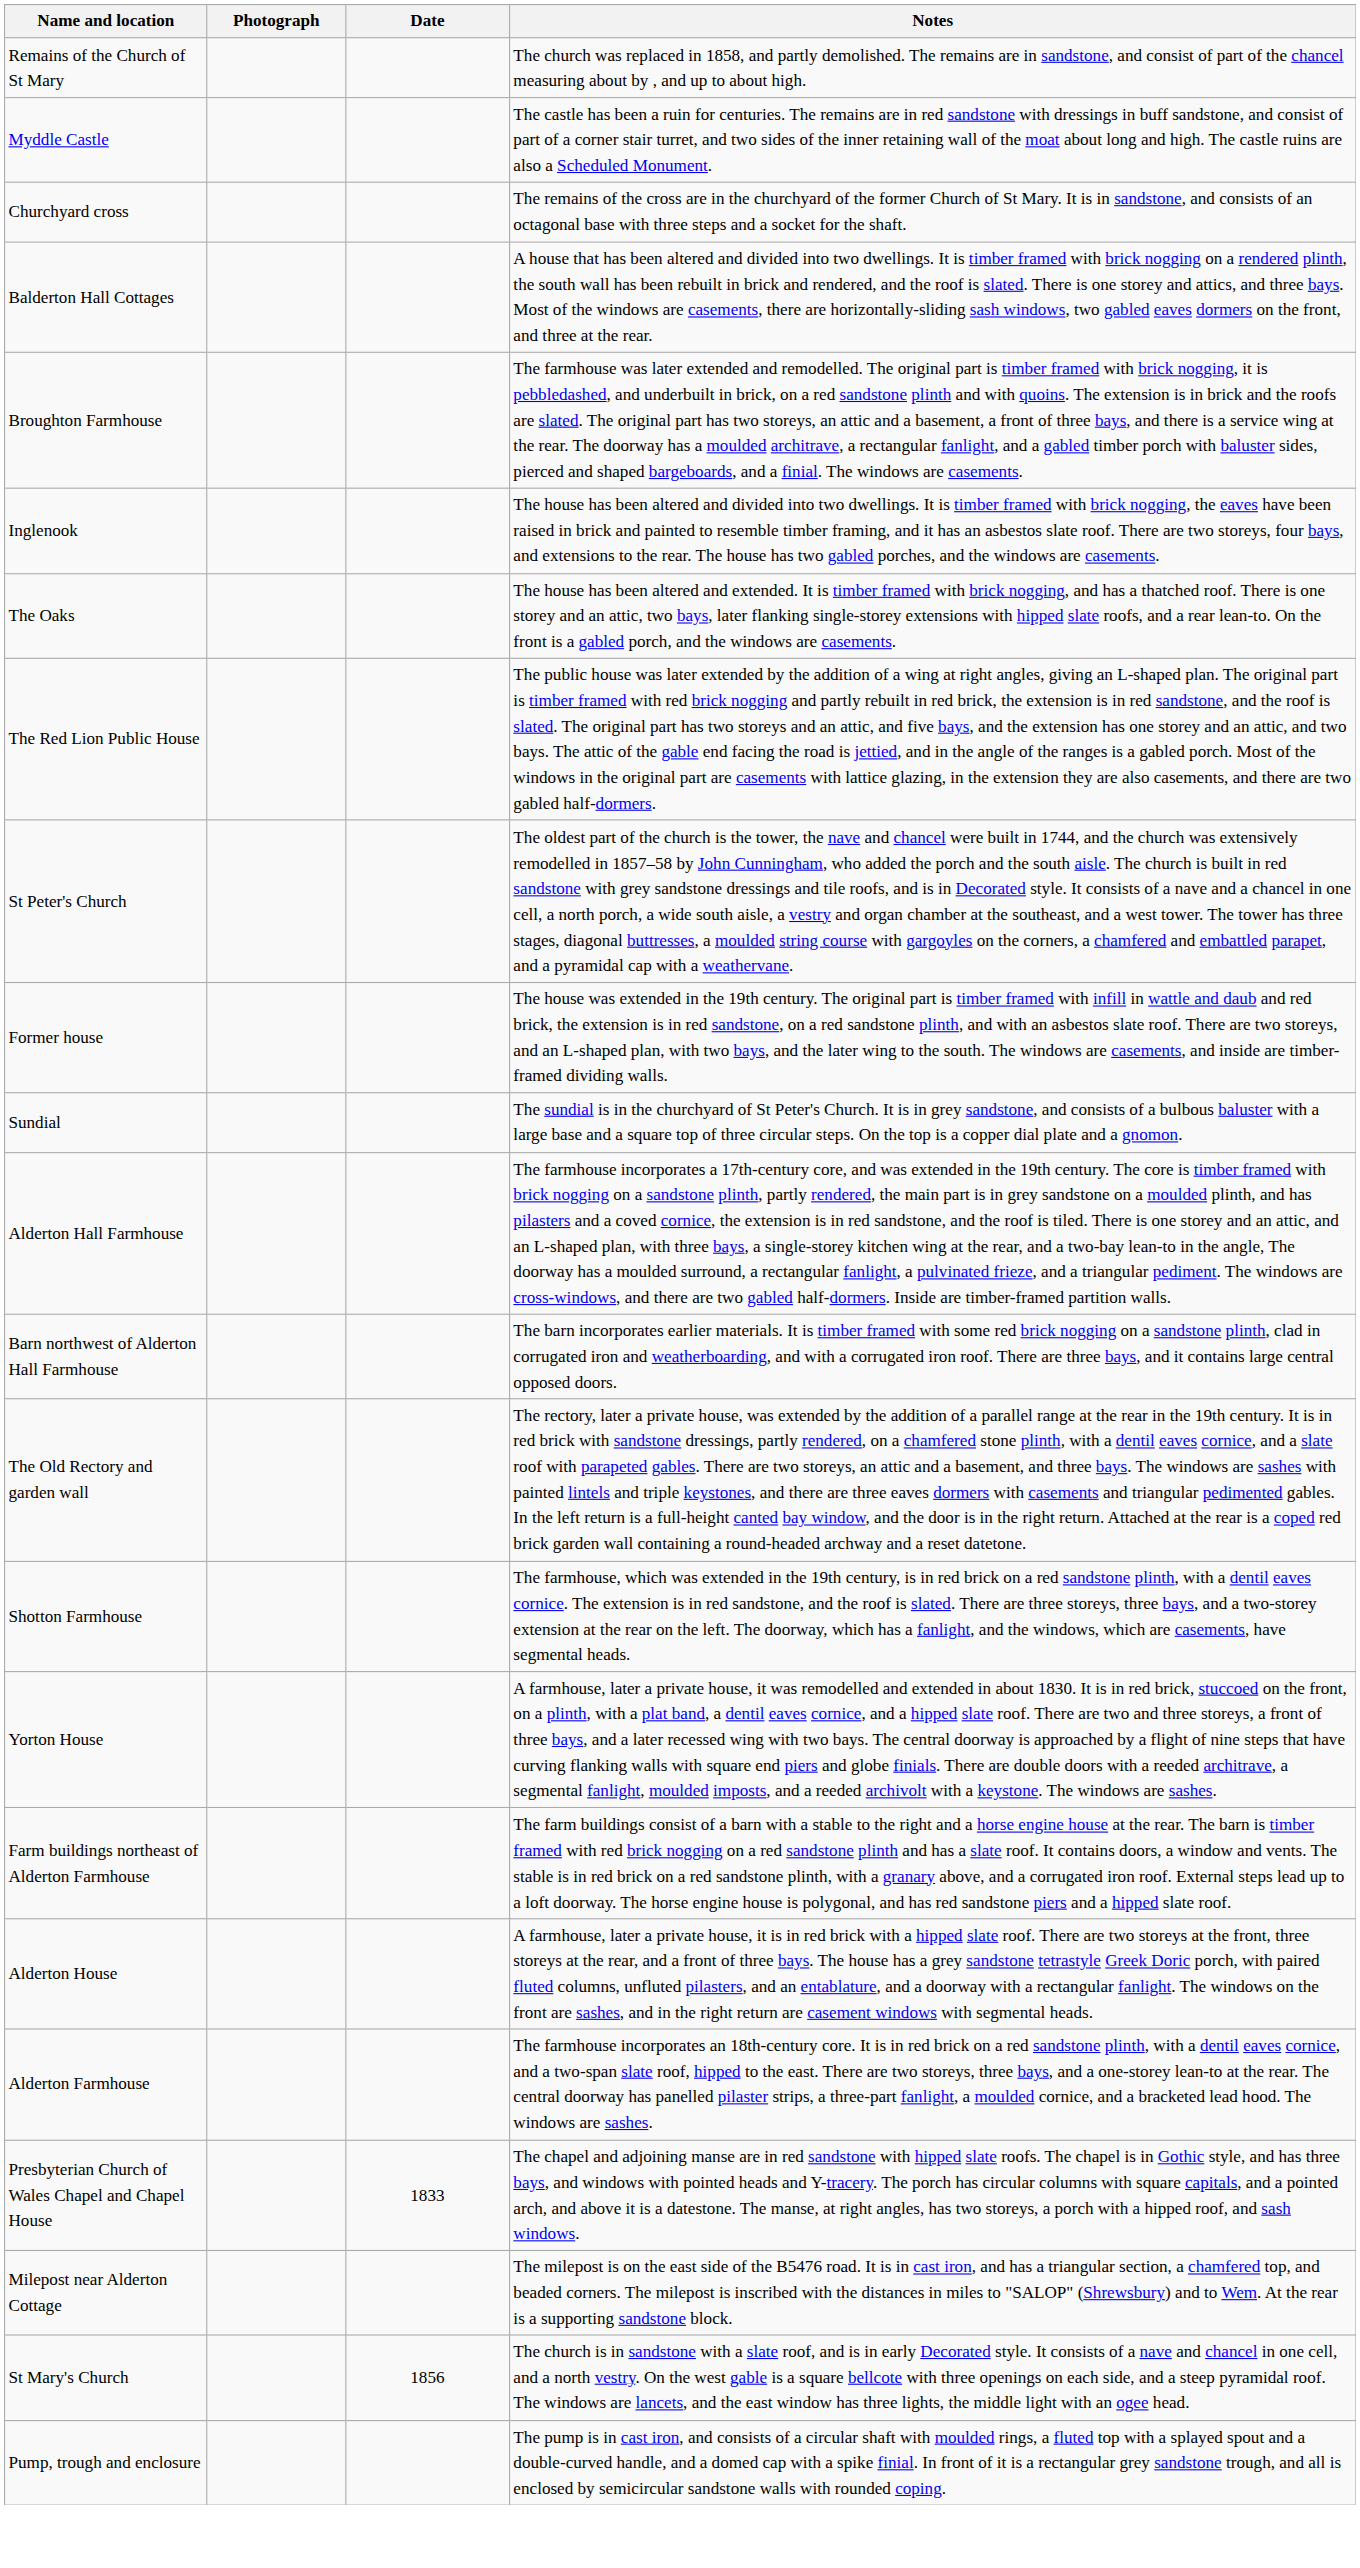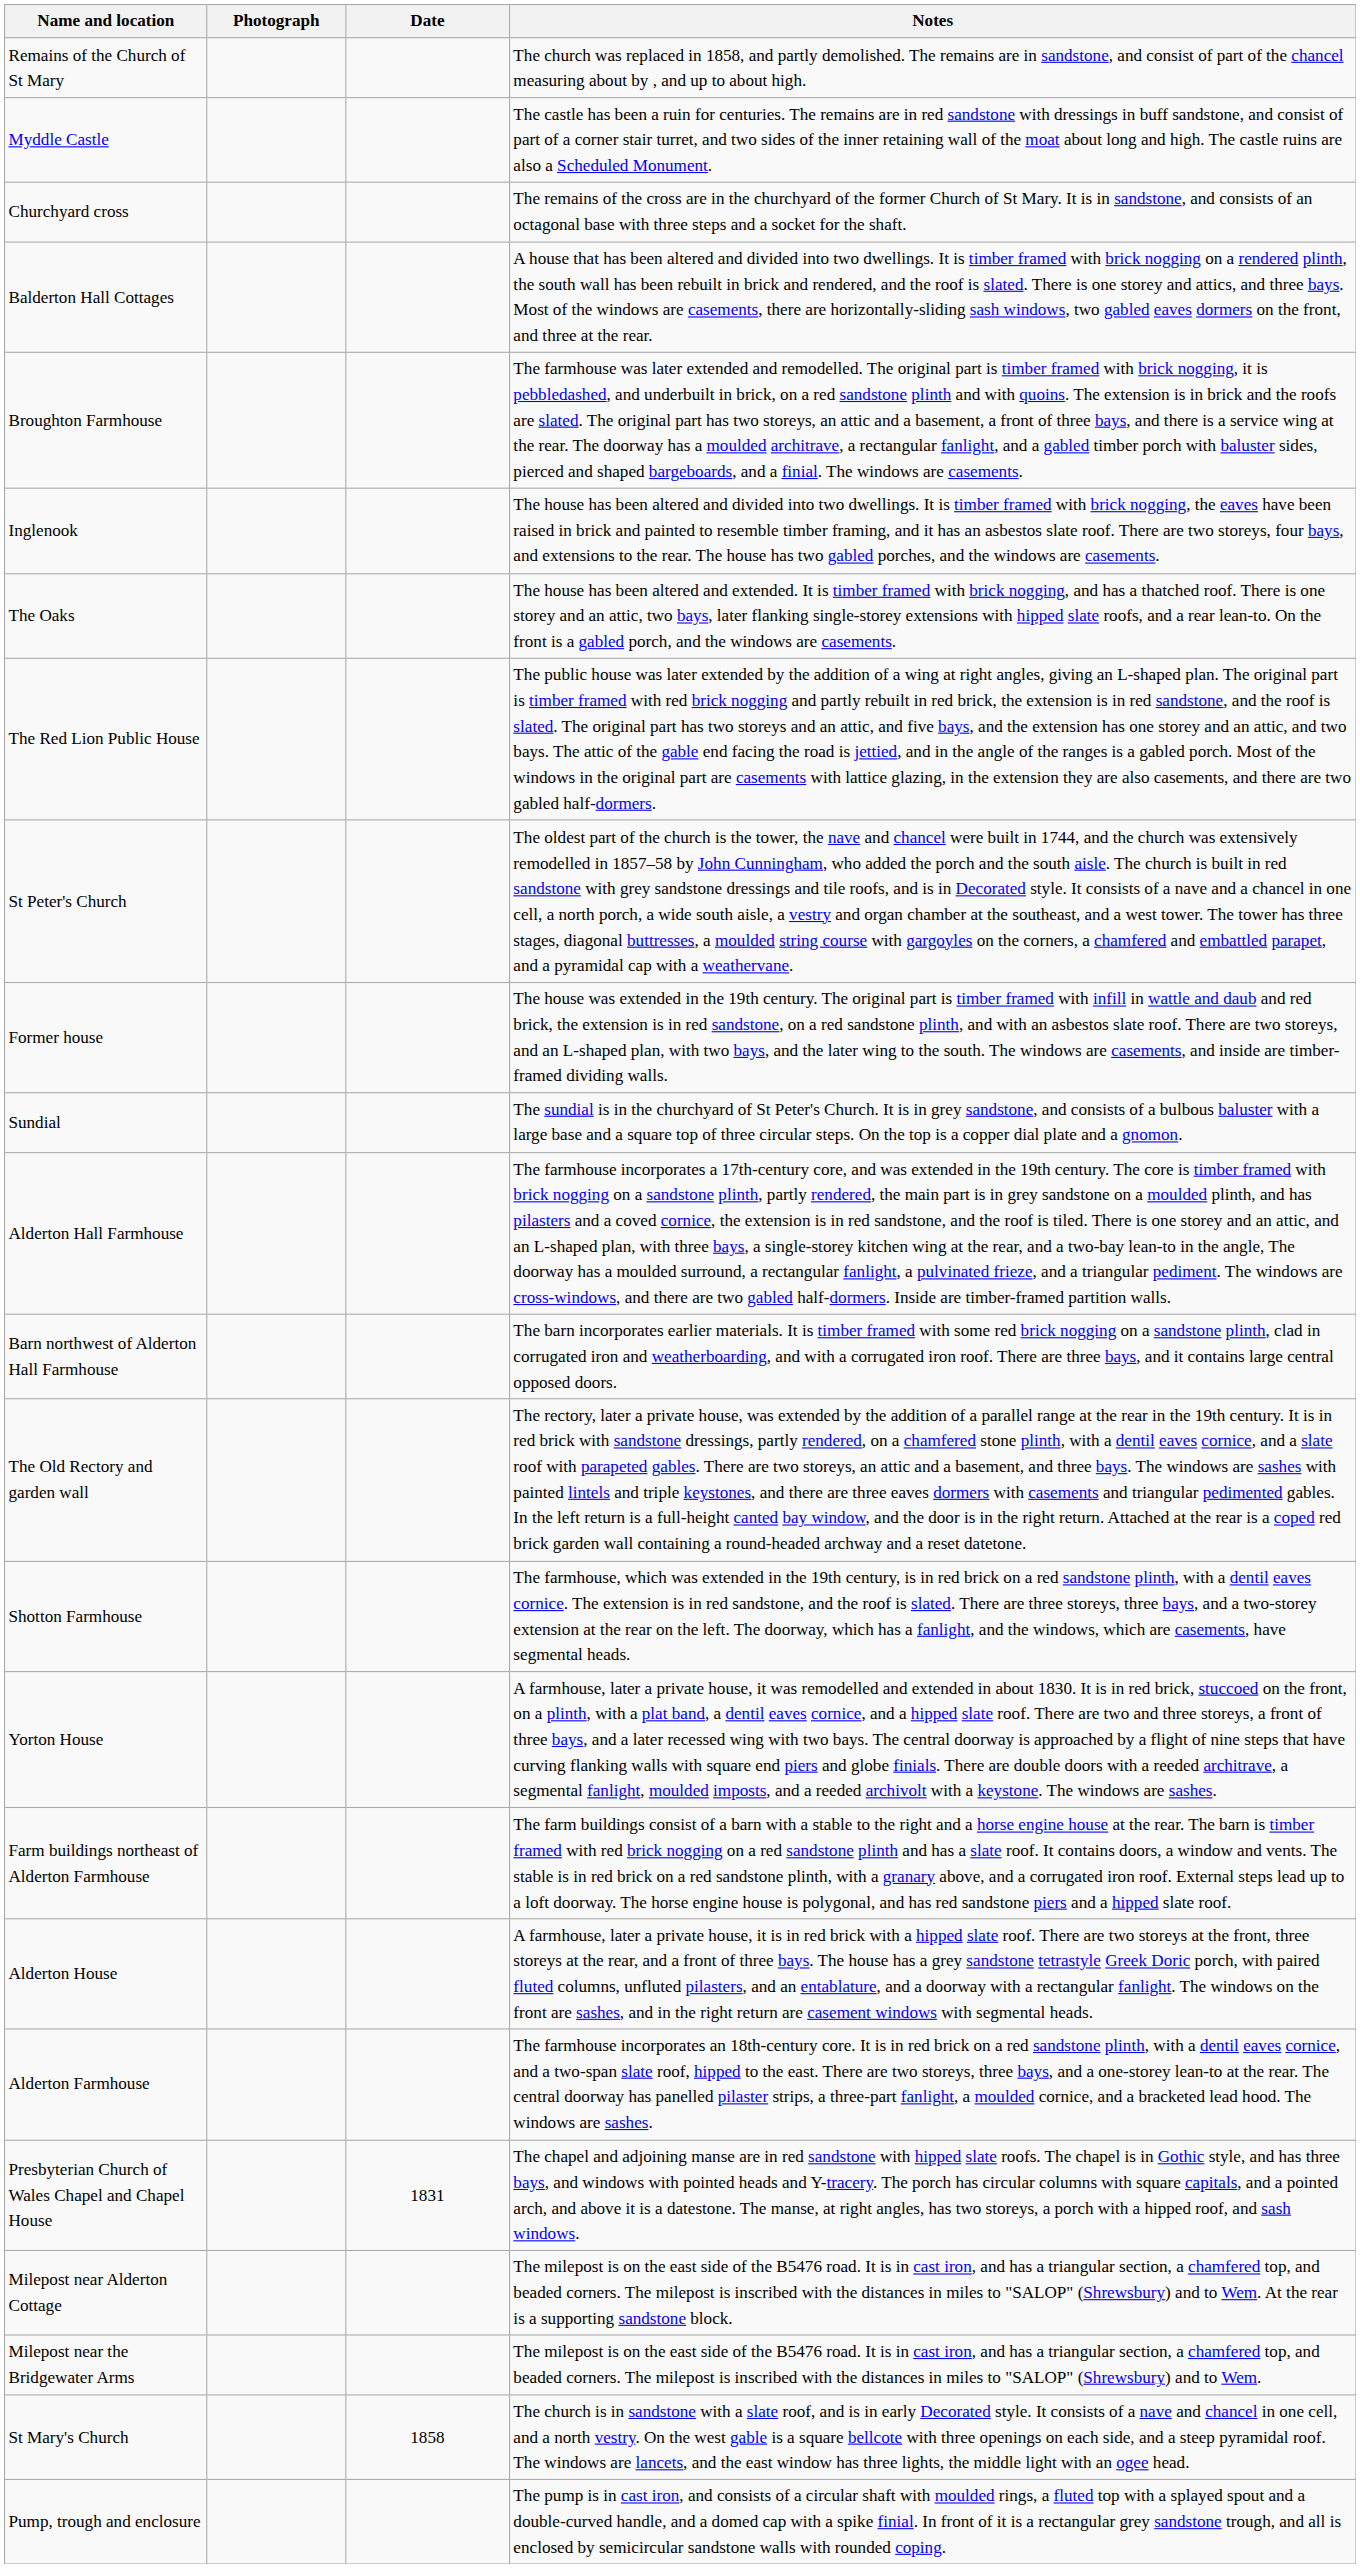(427, 2194) 1833 -> (427, 2194) 1831
+ row: (71, 2364)
(427, 2377) 1856 -> (427, 2436) 1858
